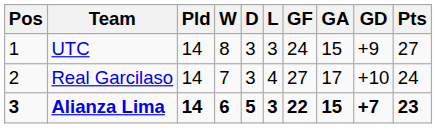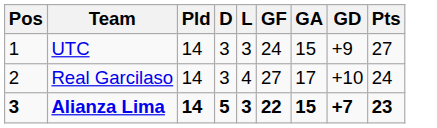- column: (228, 19)
